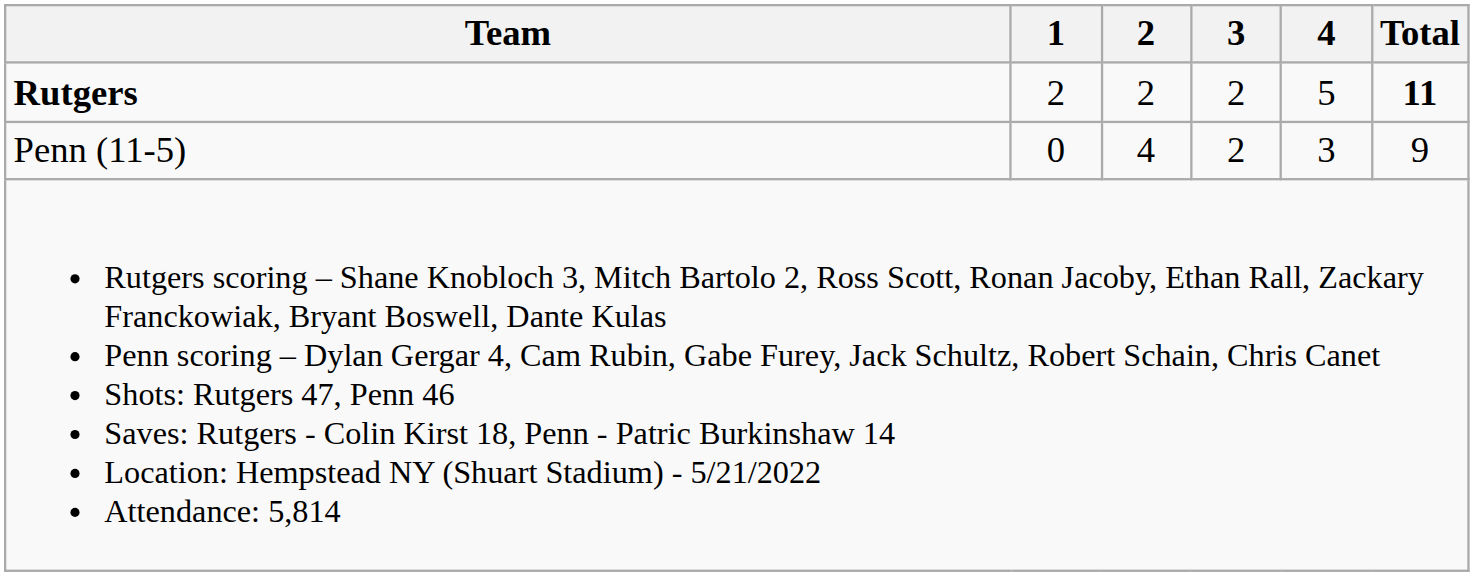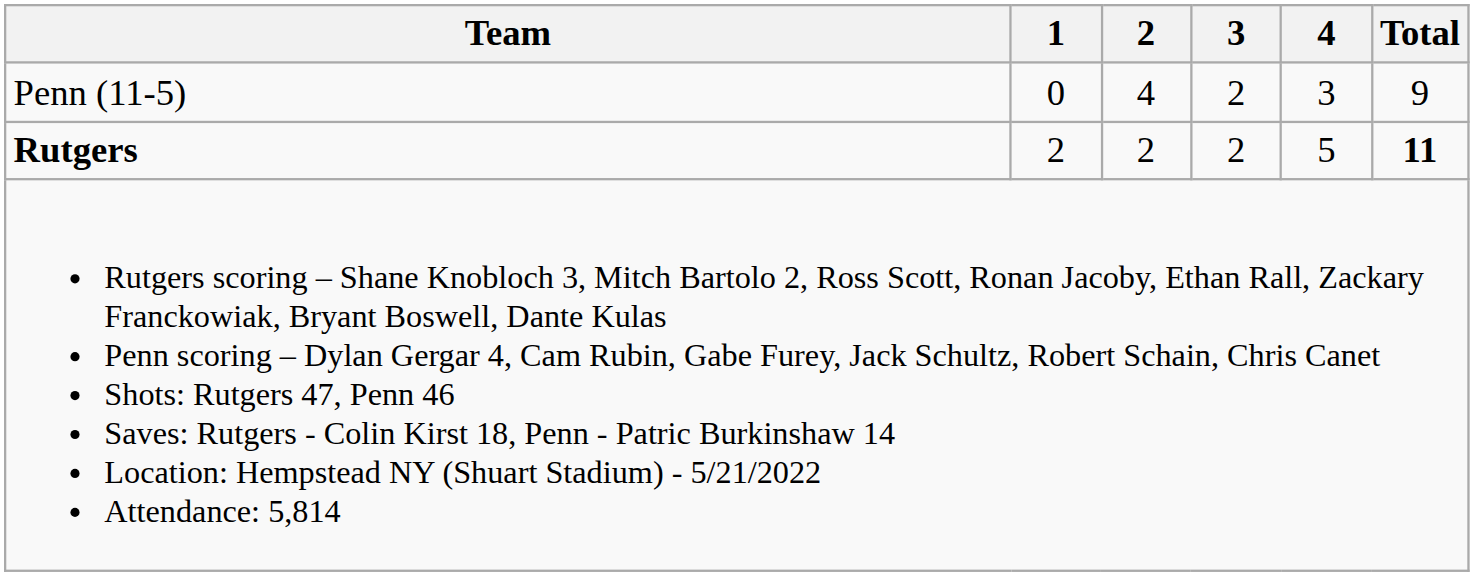rows swapped: (76, 91) <-> (100, 149)
